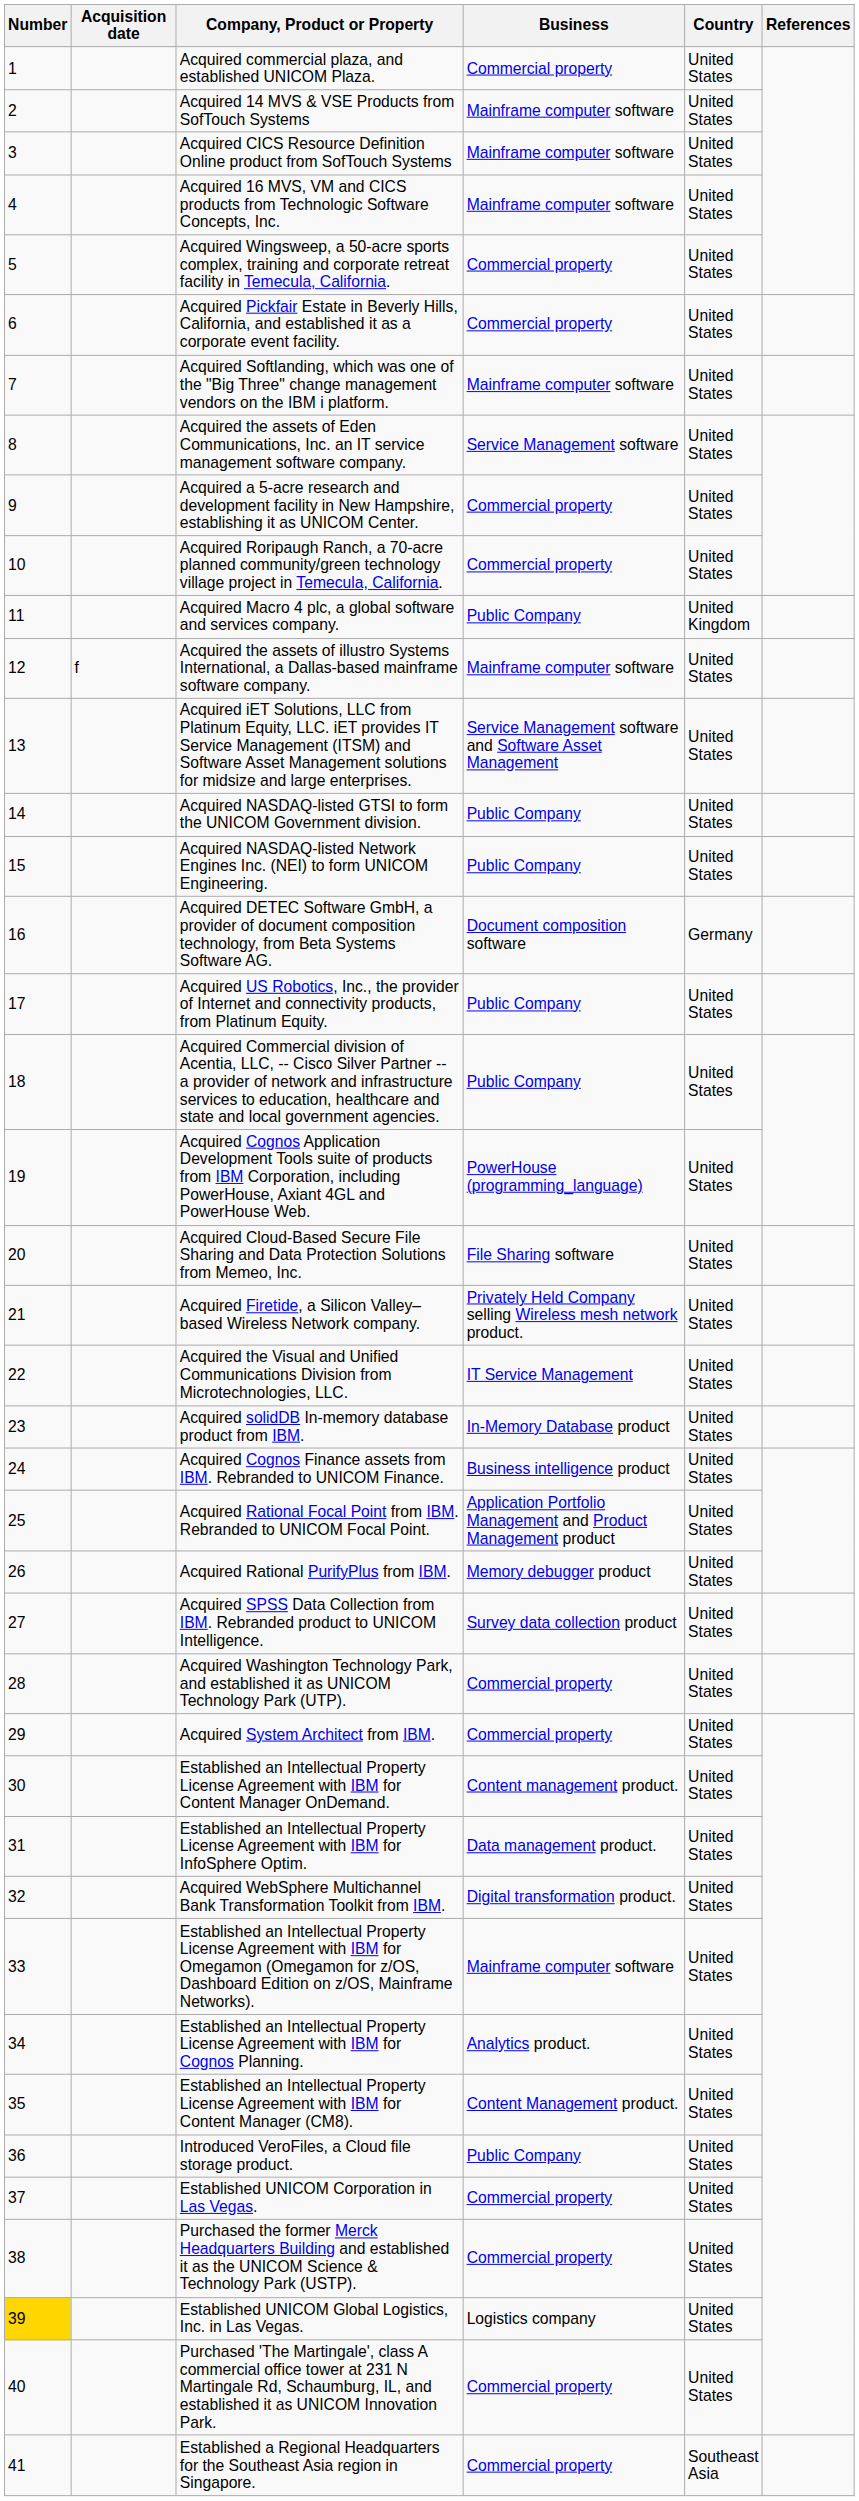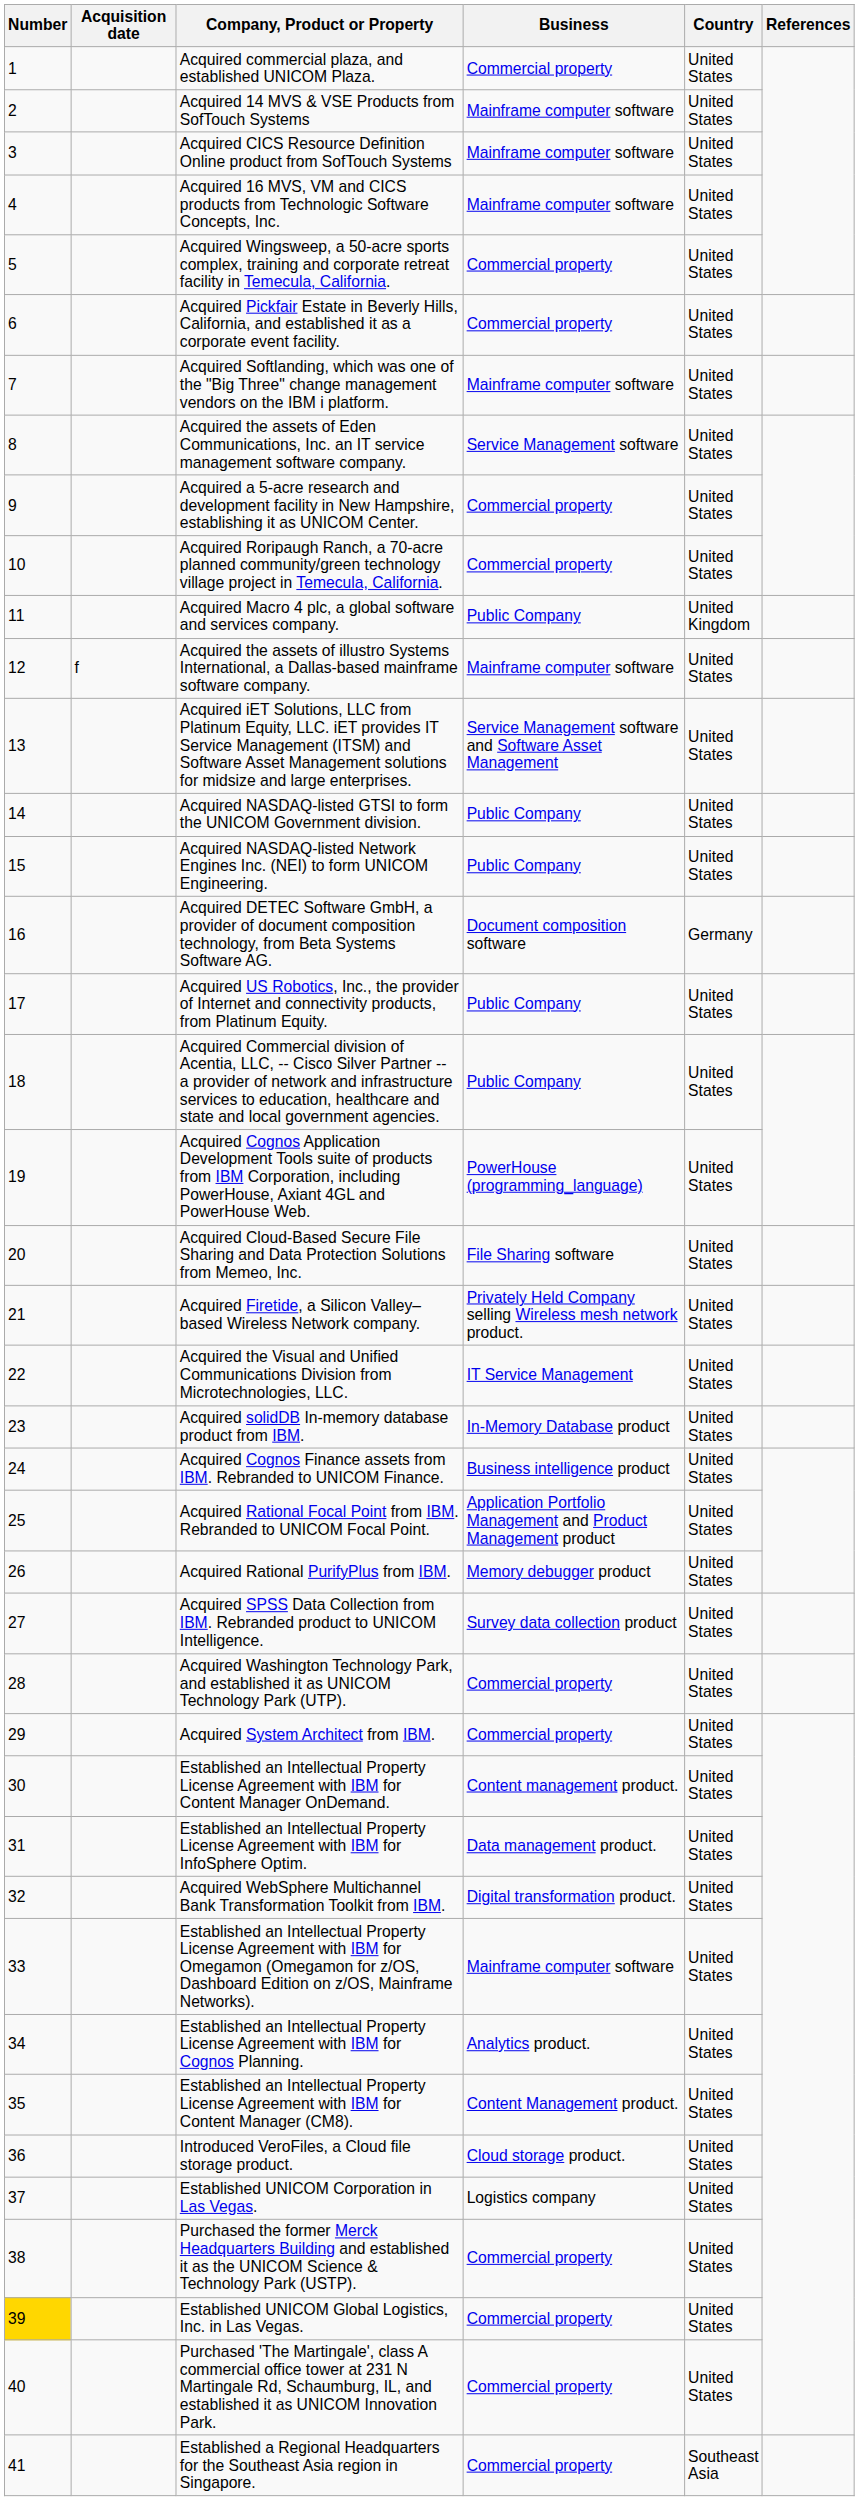(524, 2155) Public Company -> (546, 2155) Cloud storage product.
(539, 2198) Commercial property -> (531, 2198) Logistics company
(531, 2318) Logistics company -> (539, 2318) Commercial property
